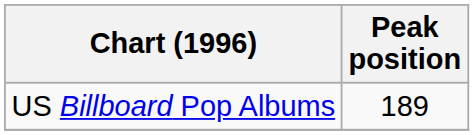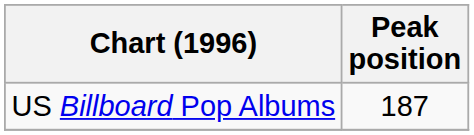(405, 105) 189 -> (405, 105) 187
